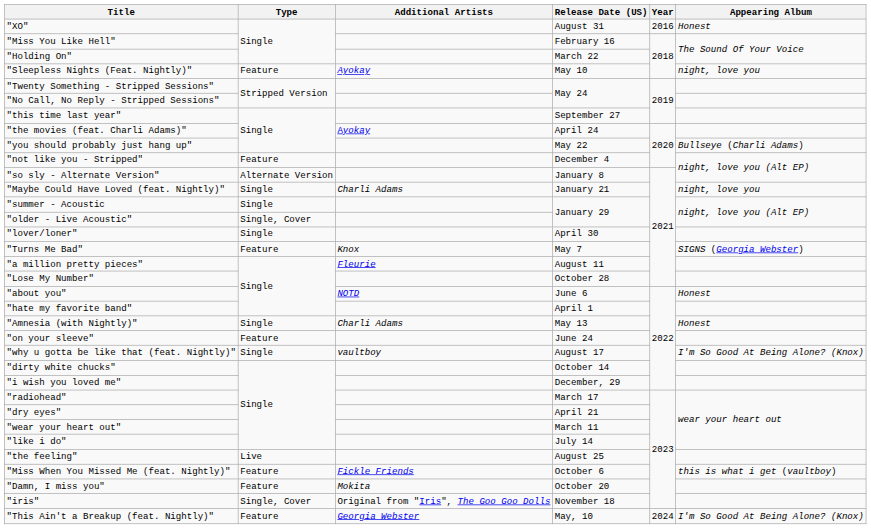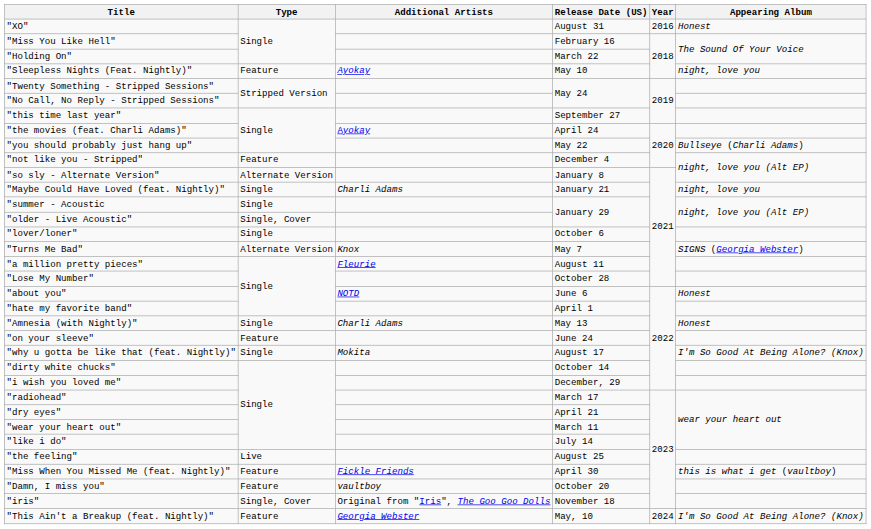(577, 234) April 30 -> (579, 234) October 6
(259, 249) Feature -> (287, 249) Alternate Version
(359, 353) vaultboy -> (354, 353) Mokita
(579, 472) October 6 -> (577, 472) April 30
(354, 486) Mokita -> (359, 486) vaultboy
